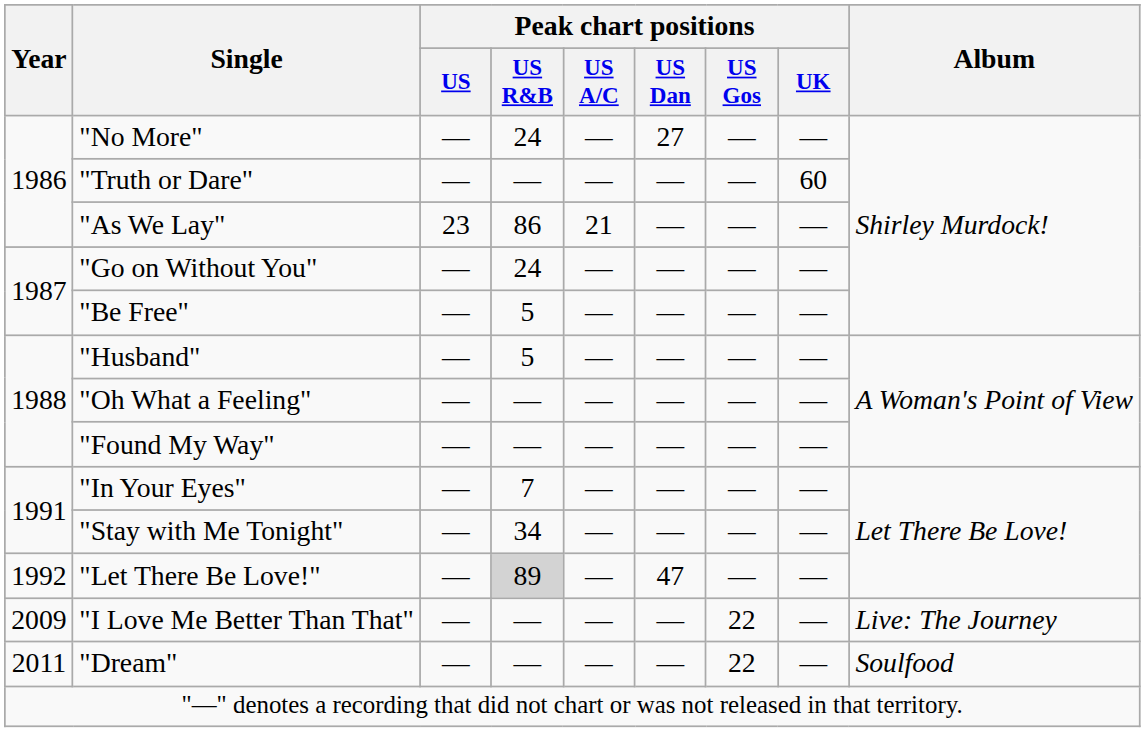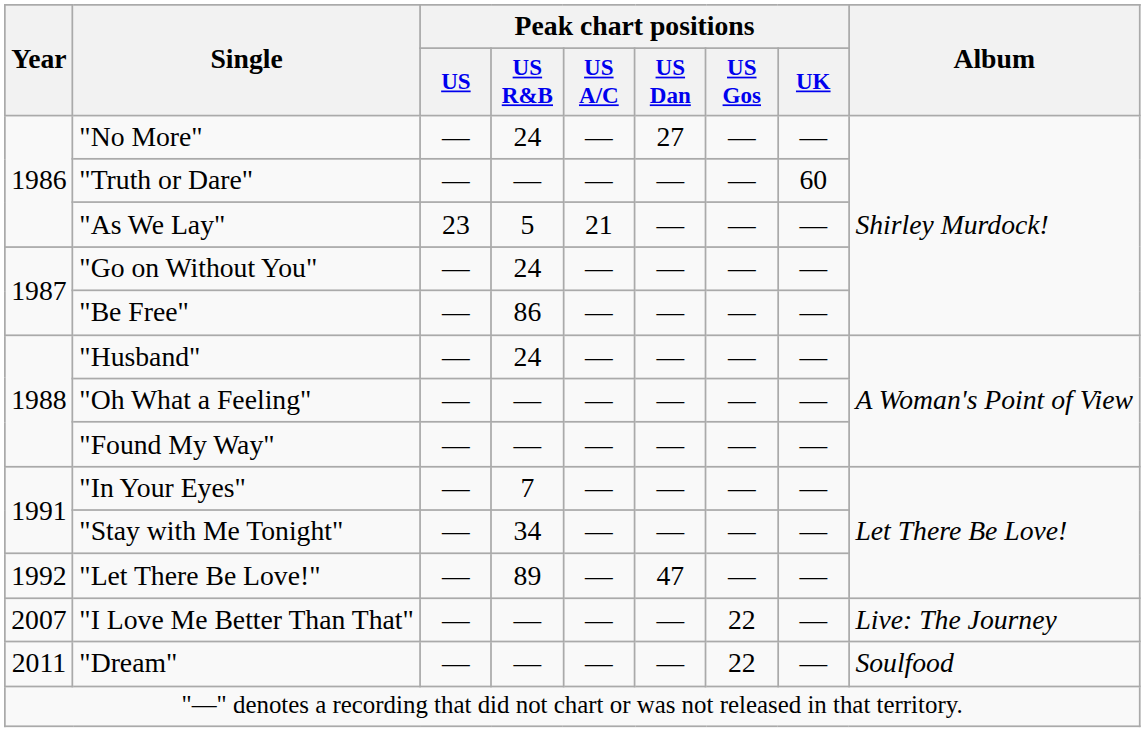(527, 224) 86 -> (527, 224) 5
(527, 312) 5 -> (527, 312) 86
(527, 356) 5 -> (527, 356) 24
(527, 575) lightgrey background -> (527, 575) no background
(39, 619) 2009 -> (39, 619) 2007
